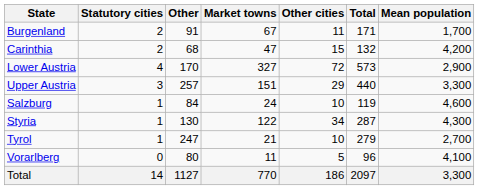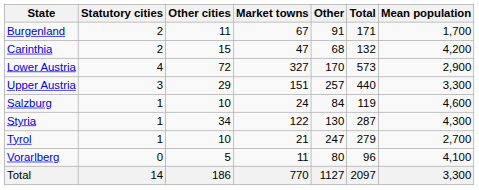columns swapped: (313, 13) <-> (183, 13)
